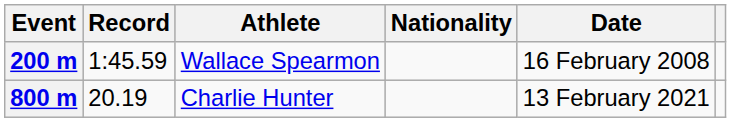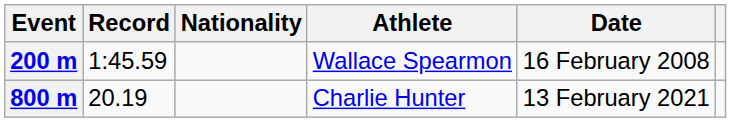columns swapped: (280, 23) <-> (451, 23)
